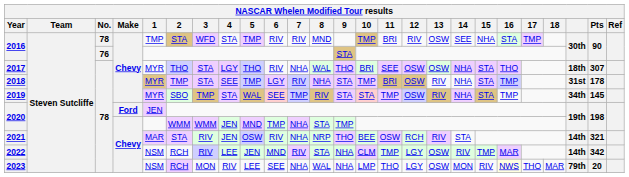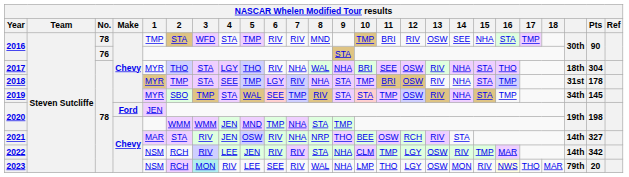(344, 68) THO -> (343, 68) NHA
(439, 68) OSW -> (437, 68) RIV
(597, 68) 307 -> (596, 68) 304
(597, 138) 321 -> (596, 138) 327
(276, 152) MND -> (275, 152) RIV
(206, 166) no background -> (206, 166) paleturquoise background
(299, 166) NHA -> (297, 166) RIV
